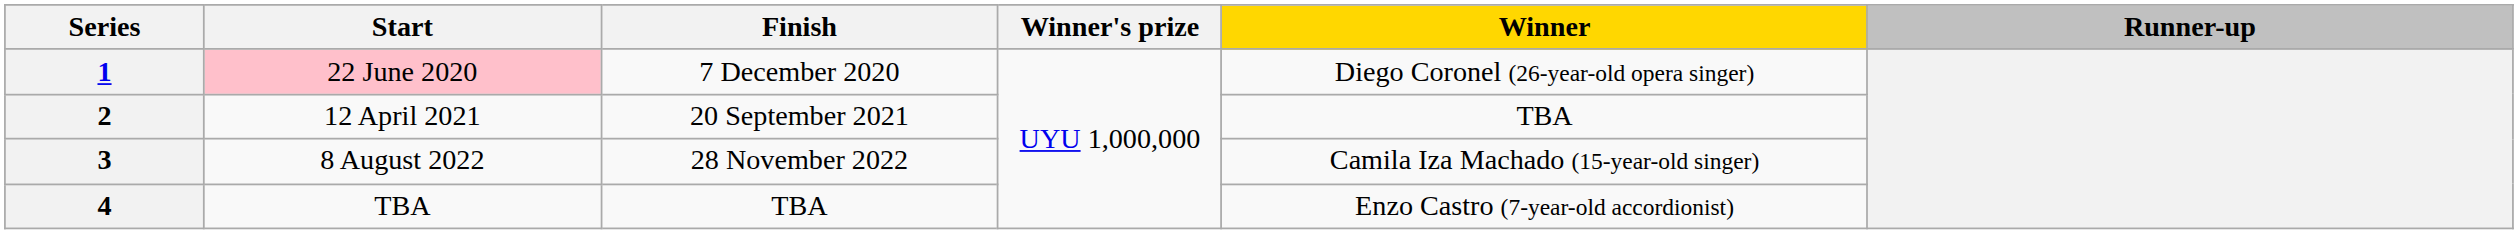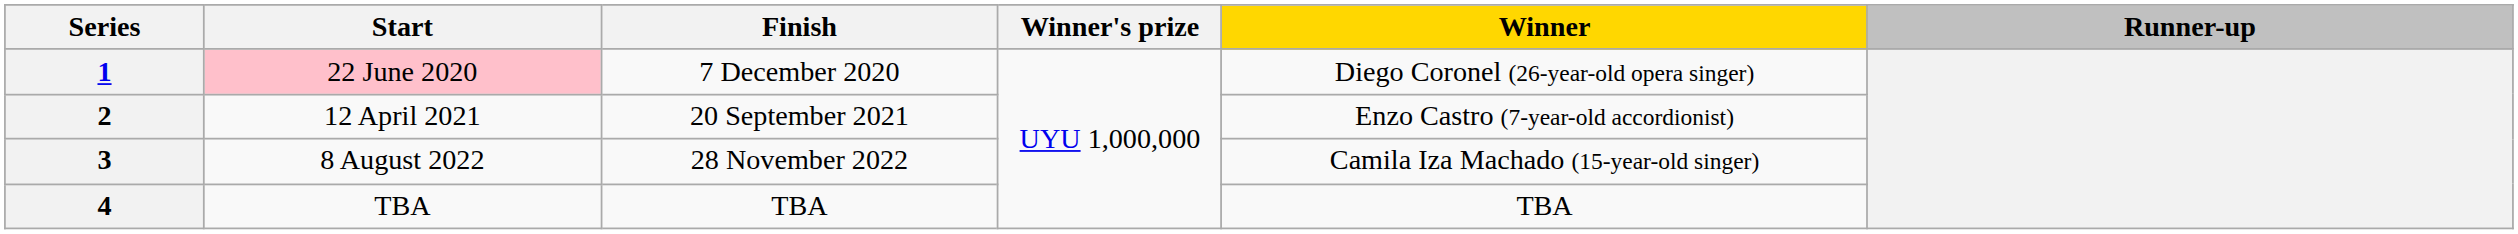(1545, 116) TBA -> (1545, 116) Enzo Castro (7-year-old accordionist)
(1545, 205) Enzo Castro (7-year-old accordionist) -> (1545, 205) TBA
